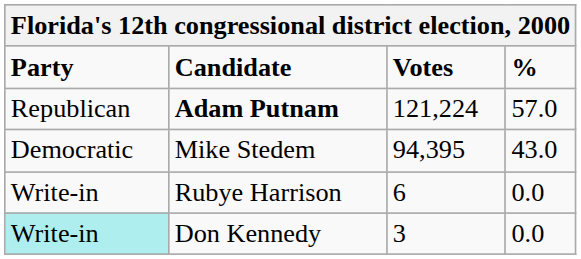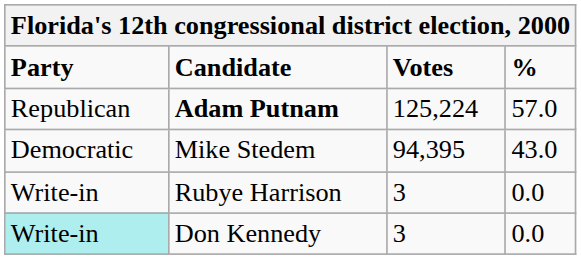(435, 108) 121,224 -> (435, 108) 125,224
(399, 191) 6 -> (399, 191) 3
